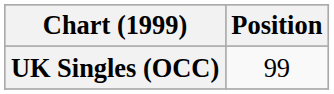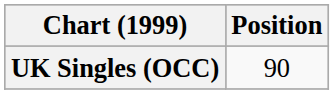(277, 67) 99 -> (277, 67) 90
